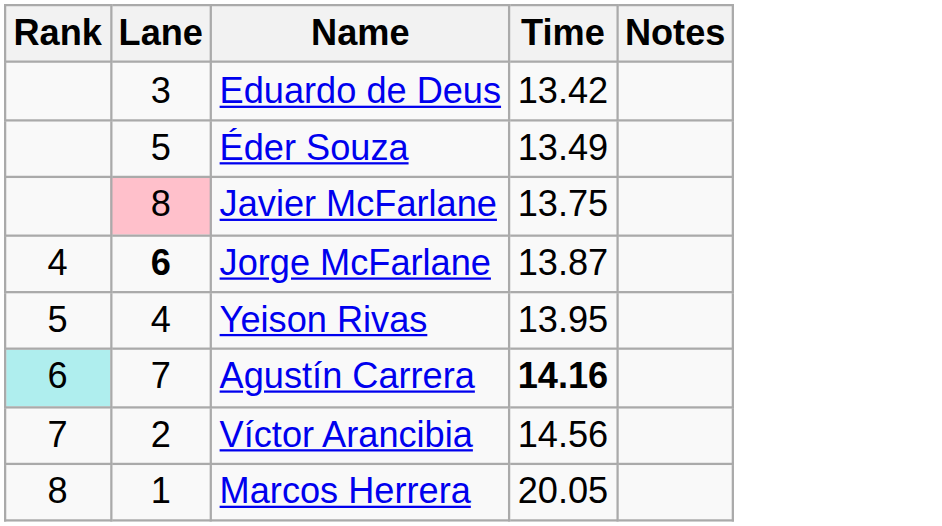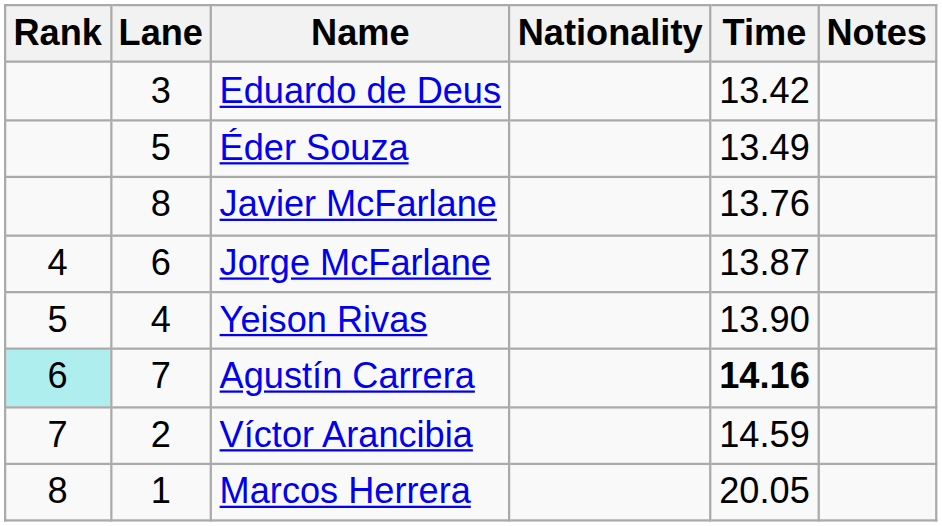+ column: (610, 33)
(161, 205) pink background -> (161, 205) no background
(563, 205) 13.75 -> (765, 205) 13.76
(161, 262) bold -> (161, 262) normal
(563, 319) 13.95 -> (765, 319) 13.90
(563, 434) 14.56 -> (765, 434) 14.59
